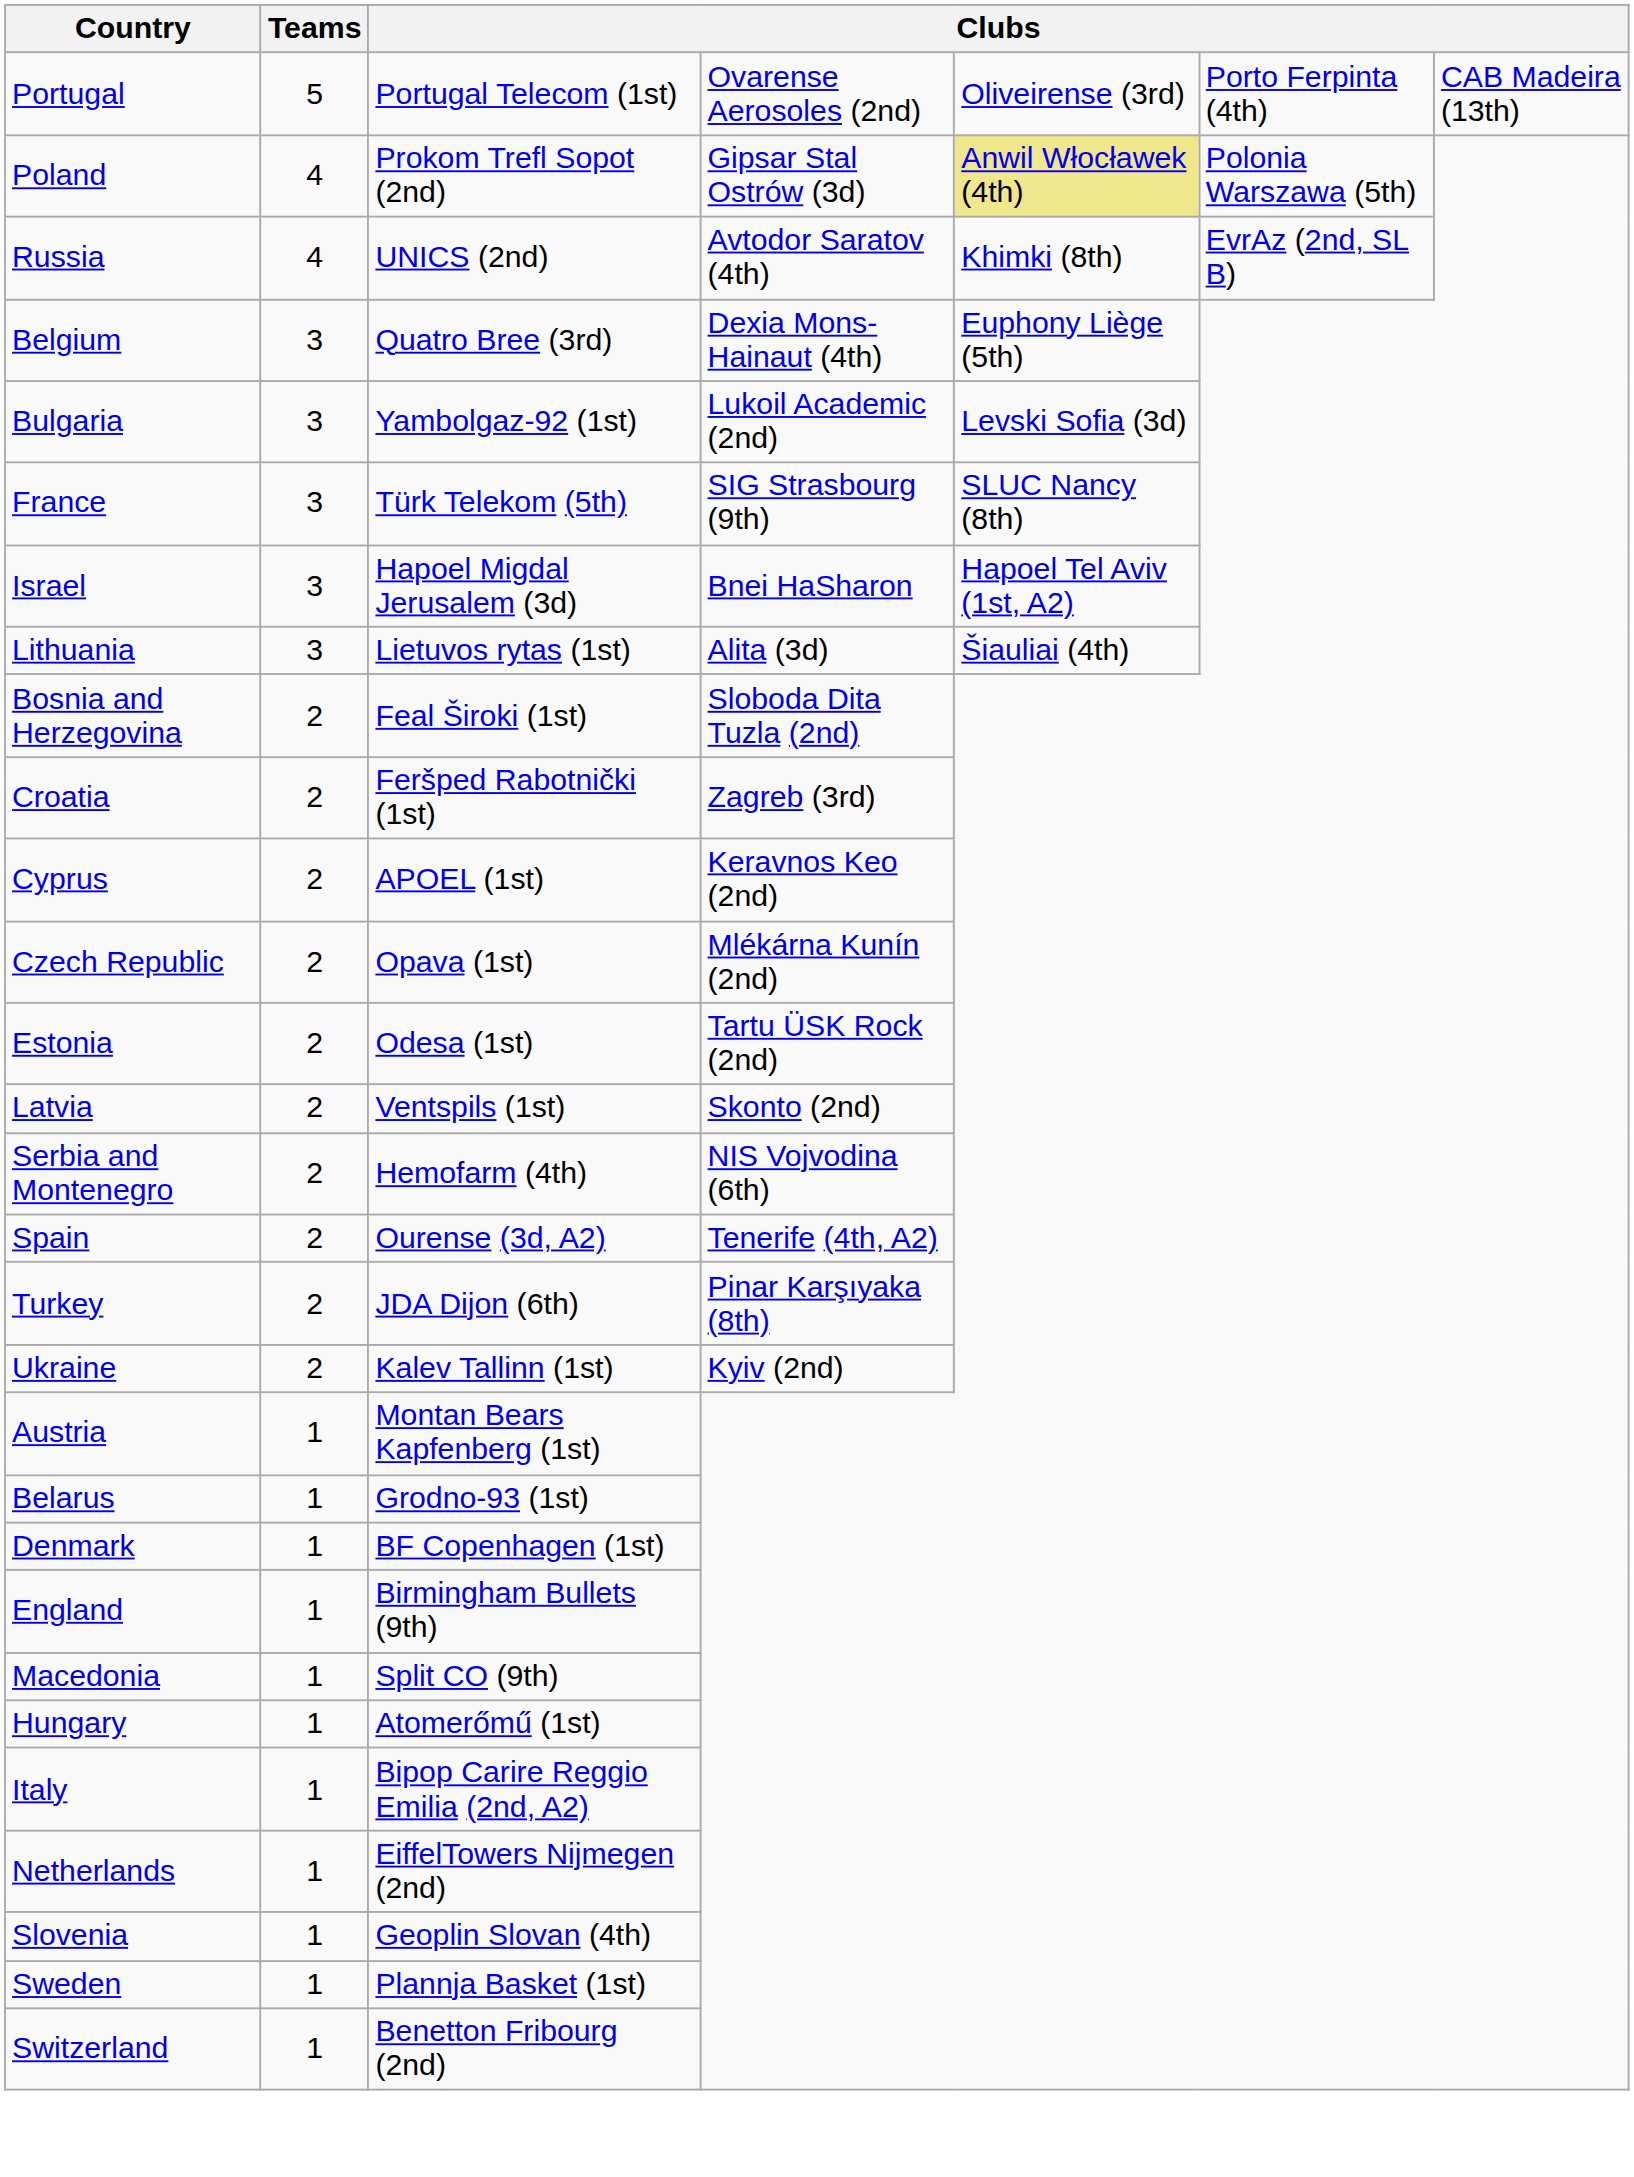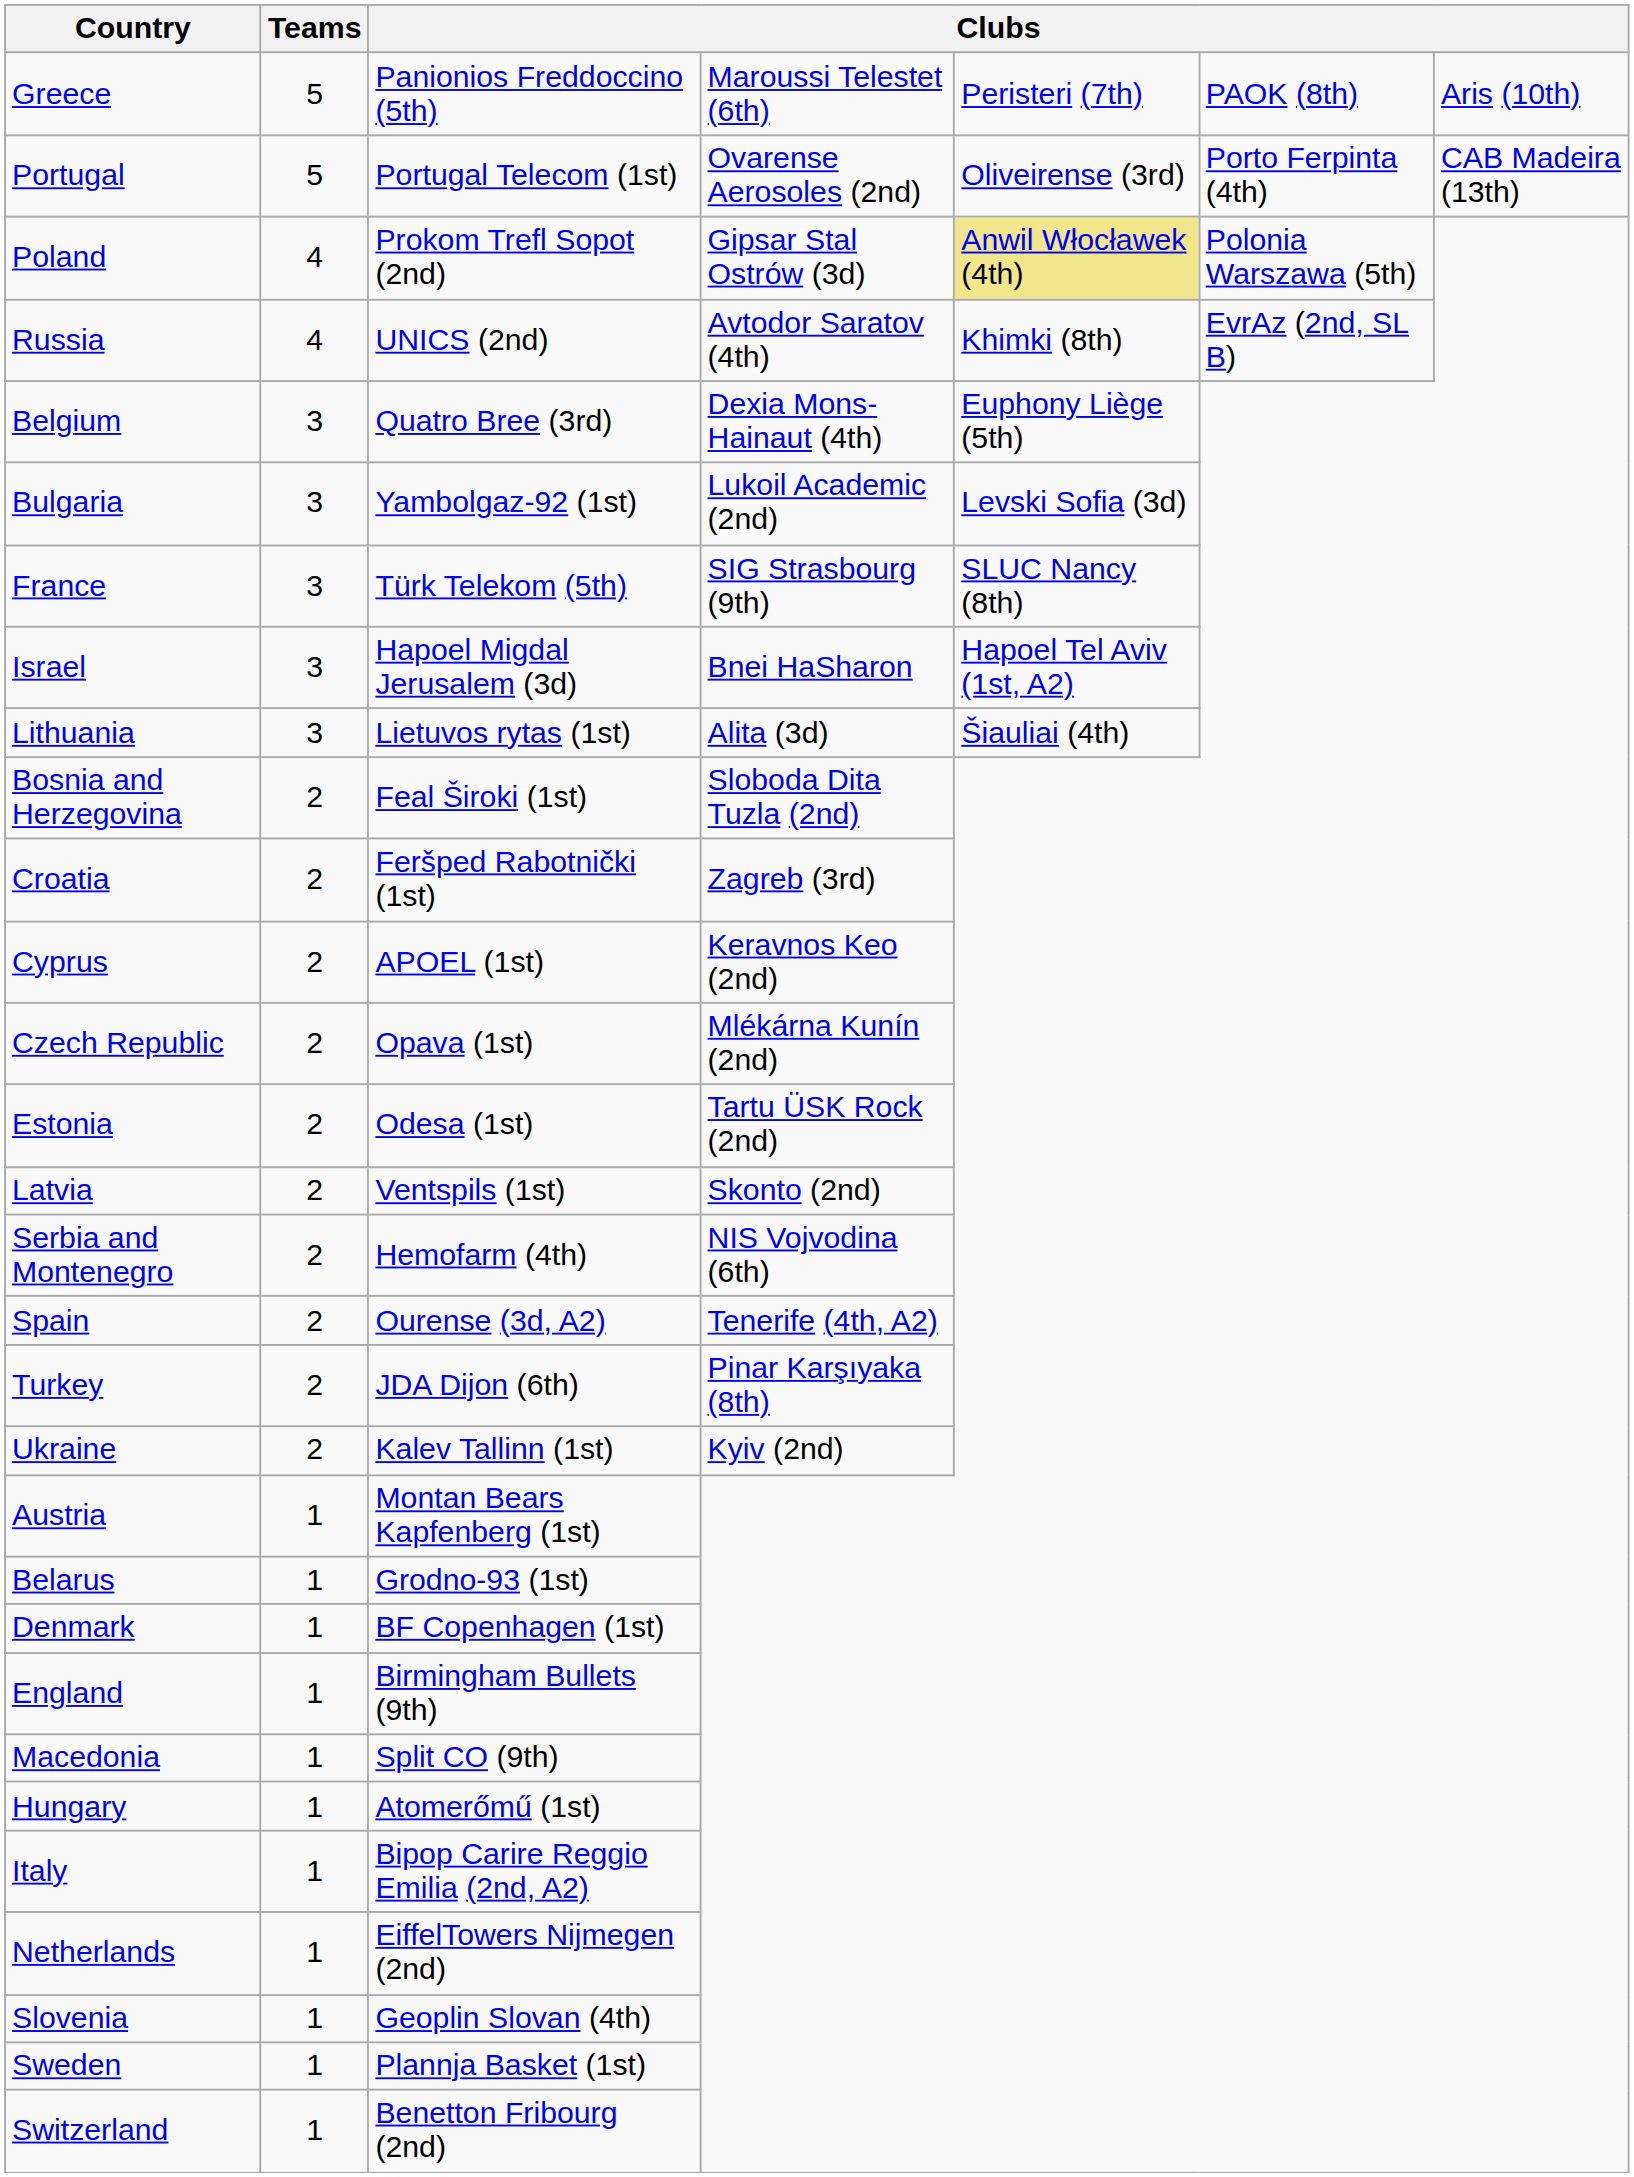+ row: (62, 93)
